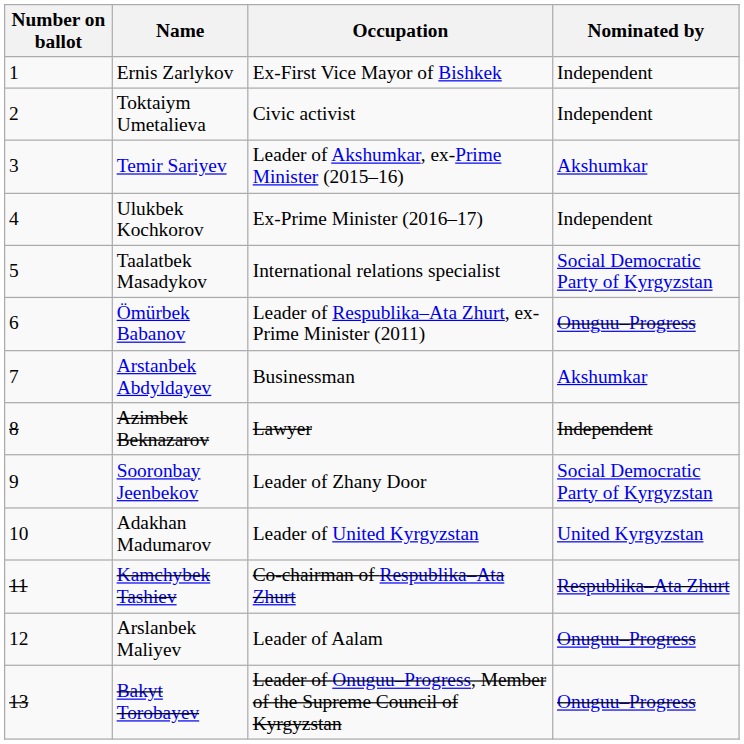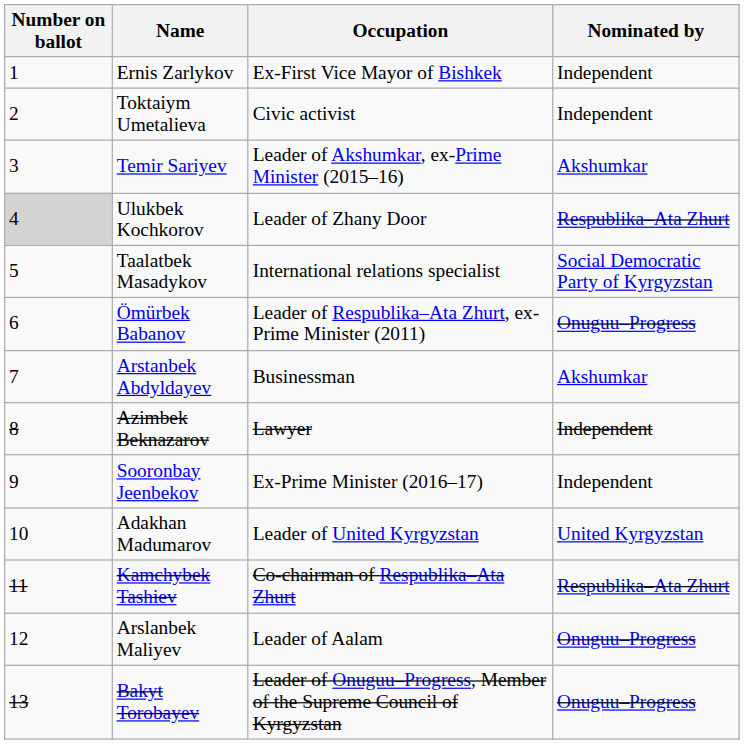(14, 218) no background -> (14, 218) lightgrey background
(368, 218) Ex-Prime Minister (2016–17) -> (340, 218) Leader of Zhany Door
(605, 218) Independent -> (643, 218) Respublika–Ata Zhurt
(340, 481) Leader of Zhany Door -> (368, 481) Ex-Prime Minister (2016–17)
(635, 481) Social Democratic Party of Kyrgyzstan -> (605, 481) Independent
